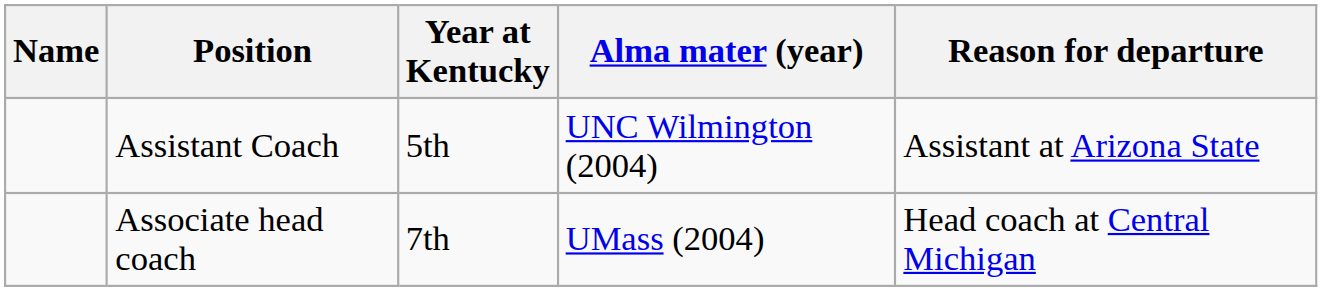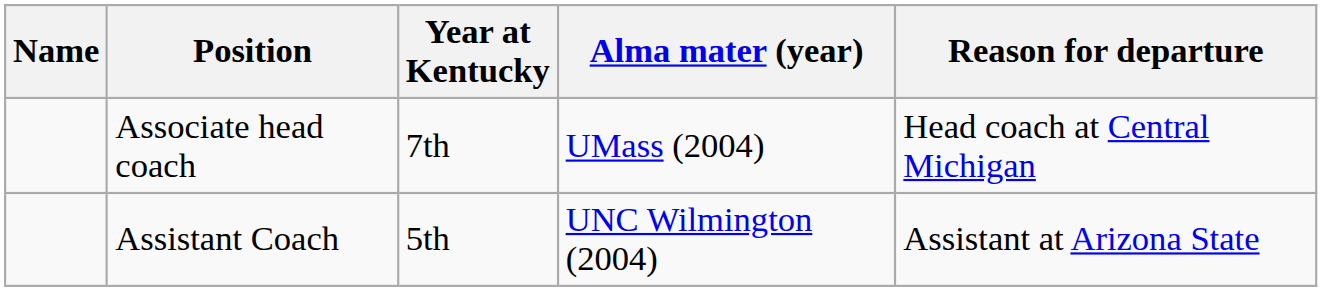rows swapped: (219, 238) <-> (227, 145)
